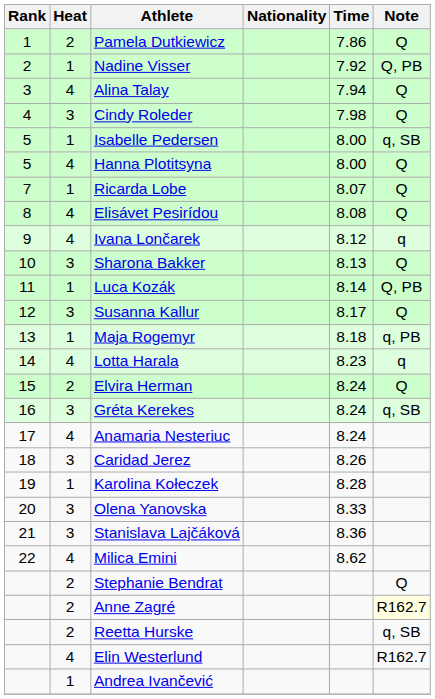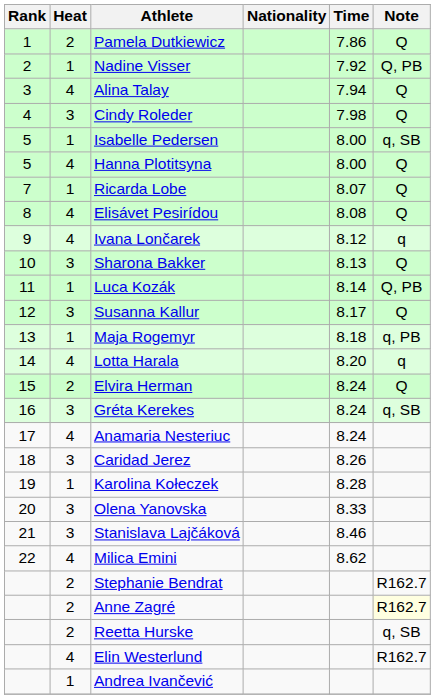(351, 361) 8.23 -> (351, 361) 8.20
(351, 533) 8.36 -> (351, 533) 8.46
(402, 582) Q -> (402, 582) R162.7
